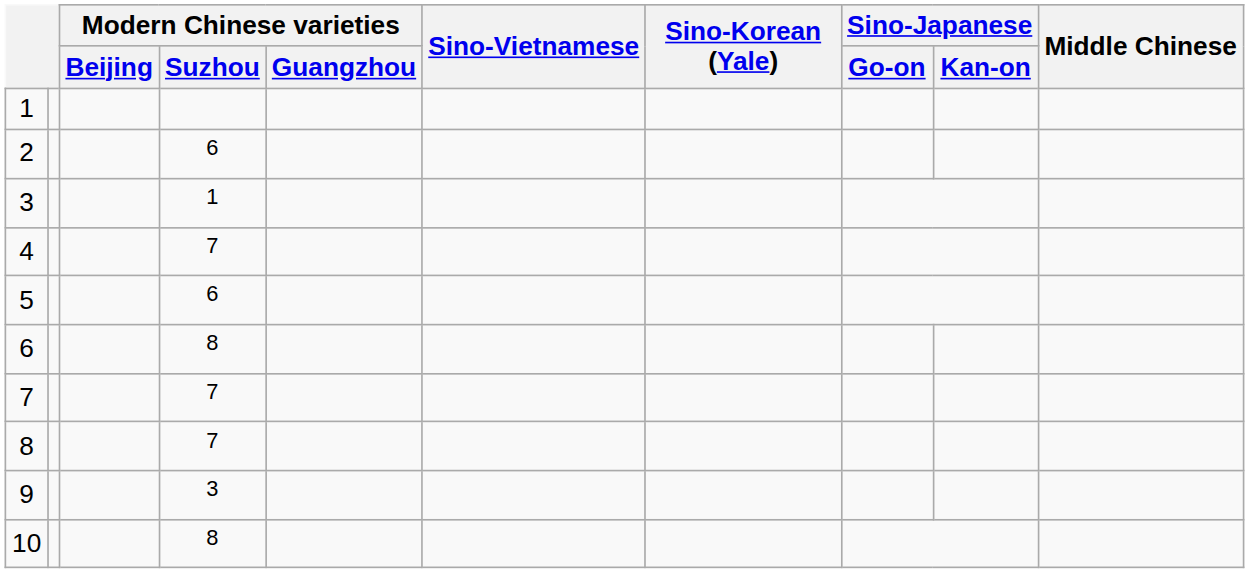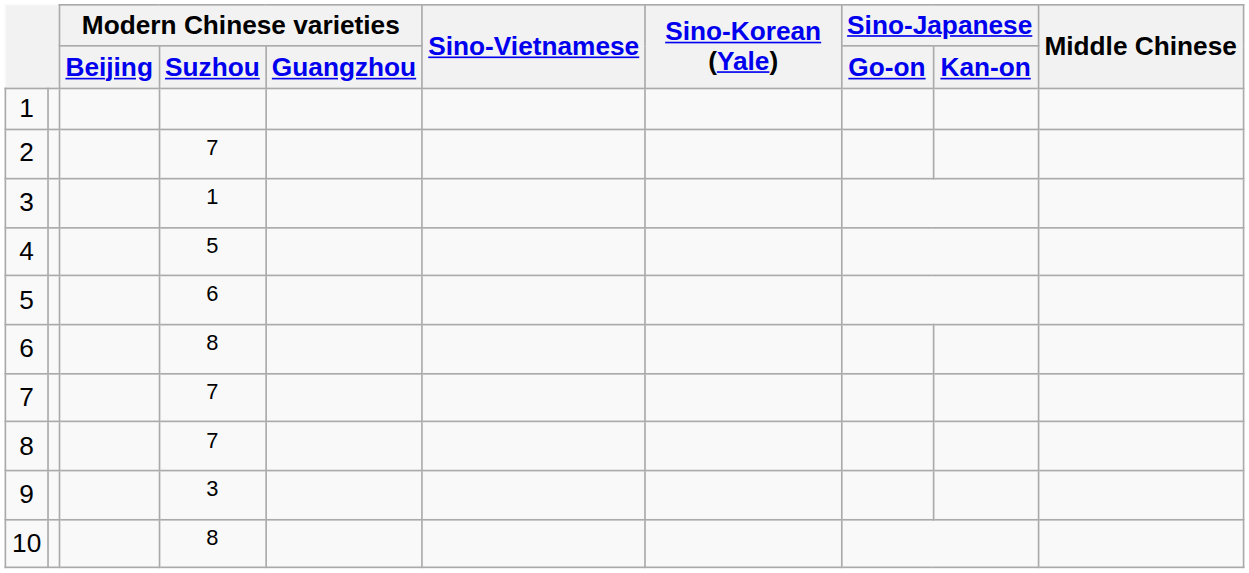(212, 148) 6 -> (212, 148) 7
(212, 245) 7 -> (212, 245) 5
